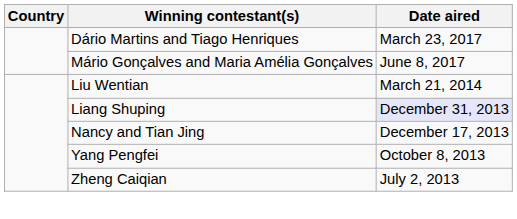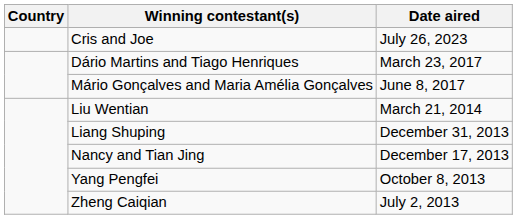+ row: (112, 39)
(444, 109) lavender background -> (444, 132) no background
